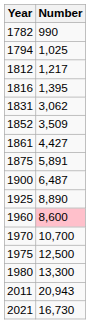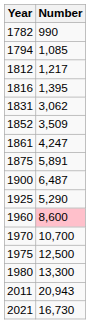(53, 50) 1,025 -> (53, 50) 1,085
(53, 143) 4,427 -> (53, 143) 4,247
(53, 198) 8,890 -> (53, 198) 5,290
